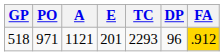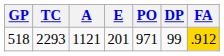columns swapped: (47, 16) <-> (143, 16)
(174, 39) 96 -> (174, 39) 99
